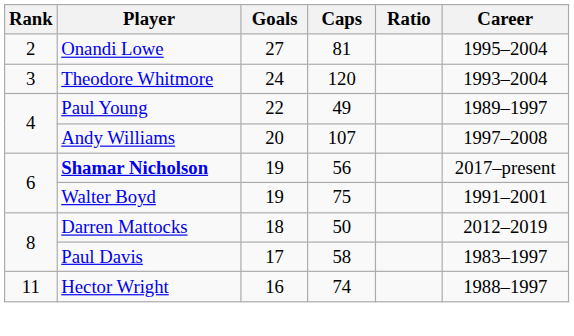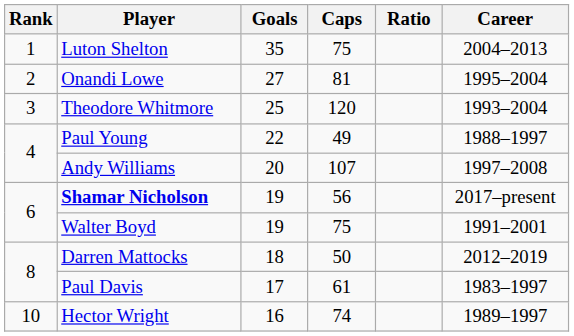+ row: (115, 49)
(275, 78) 24 -> (275, 108) 25
(505, 108) 1989–1997 -> (505, 138) 1988–1997
(342, 256) 58 -> (342, 286) 61
(31, 286) 11 -> (31, 316) 10
(505, 286) 1988–1997 -> (505, 316) 1989–1997
